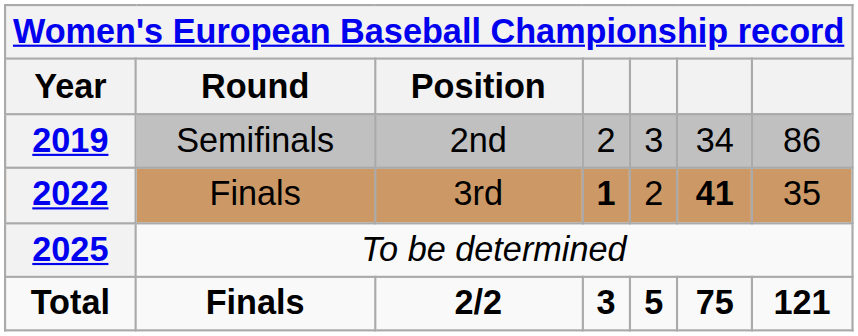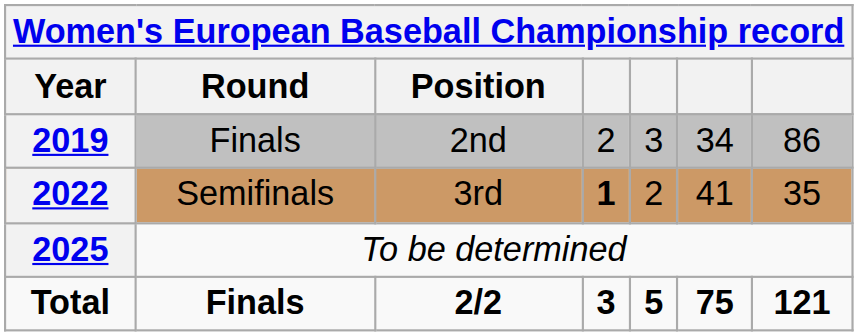(255, 140) Semifinals -> (255, 140) Finals
(255, 194) Finals -> (255, 194) Semifinals
(715, 194) bold -> (715, 194) normal
